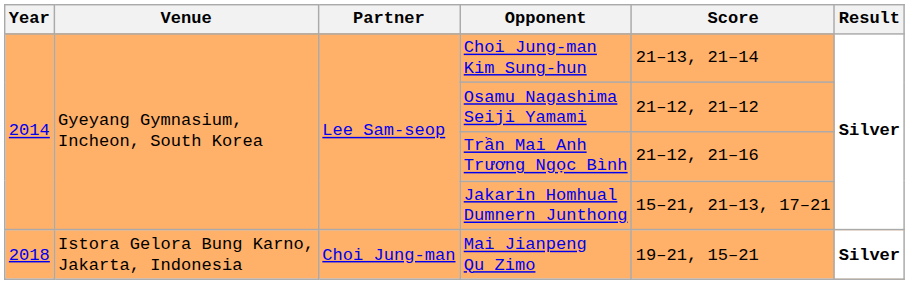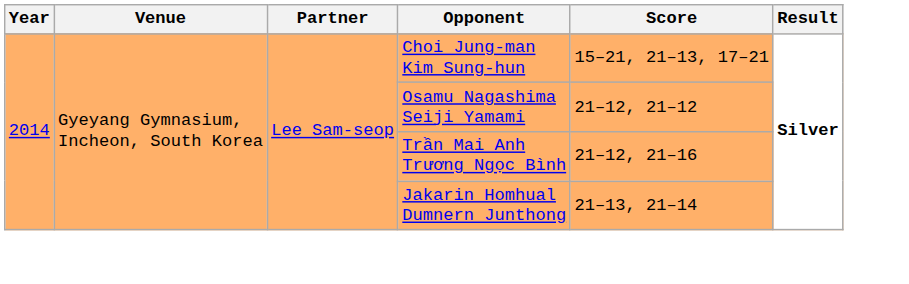(697, 58) 21–13, 21–14 -> (672, 58) 15–21, 21–13, 17–21
(733, 205) 15–21, 21–13, 17–21 -> (636, 205) 21–13, 21–14
- row: (525, 254)
